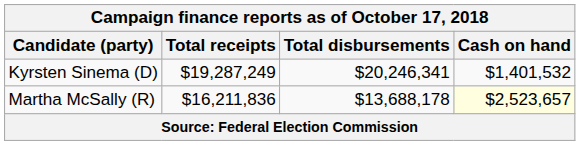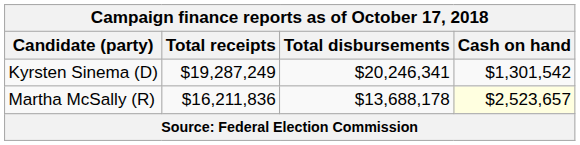(528, 72) $1,401,532 -> (528, 72) $1,301,542
